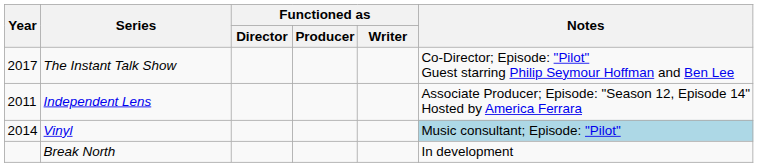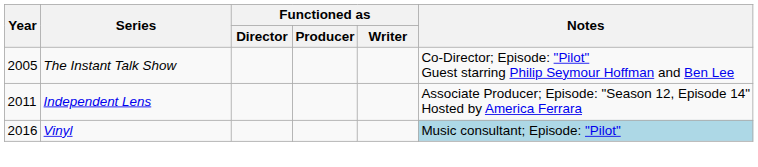(22, 65) 2017 -> (22, 65) 2005
(22, 130) 2014 -> (22, 130) 2016
- row: (79, 151)
